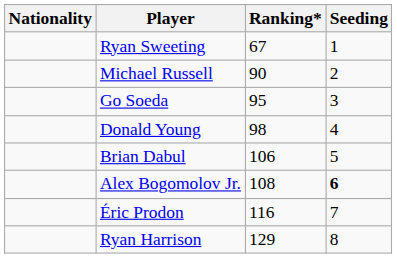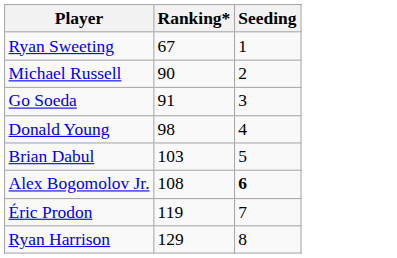- column: (50, 18)
(258, 101) 95 -> (166, 101) 91
(262, 156) 106 -> (171, 156) 103
(262, 211) 116 -> (170, 211) 119
